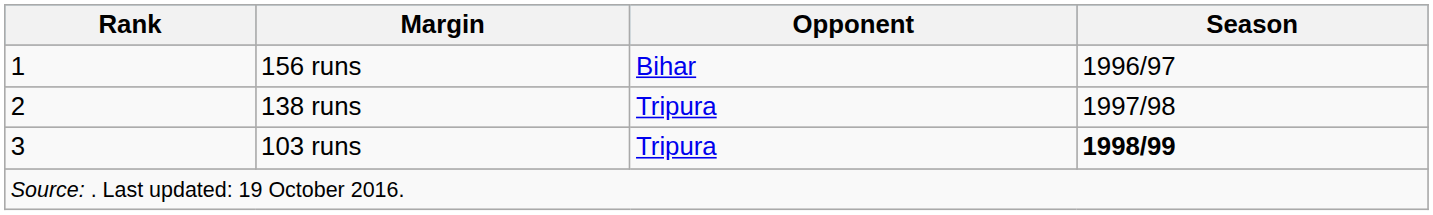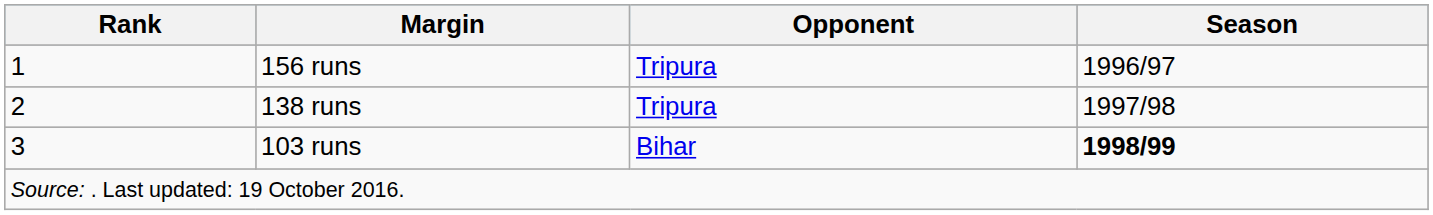(666, 65) Bihar -> (676, 65) Tripura
(676, 147) Tripura -> (666, 147) Bihar
